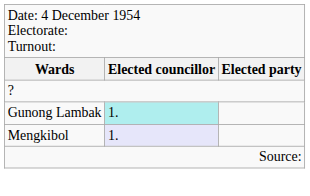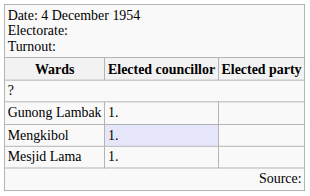(113, 113) paleturquoise background -> (113, 113) no background
+ row: (45, 157)
